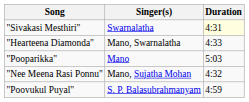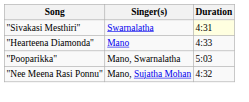(144, 43) Mano, Swarnalatha -> (118, 43) Mano
(118, 59) Mano -> (144, 59) Mano, Swarnalatha
- row: (40, 90)
